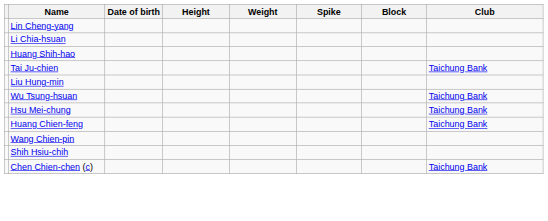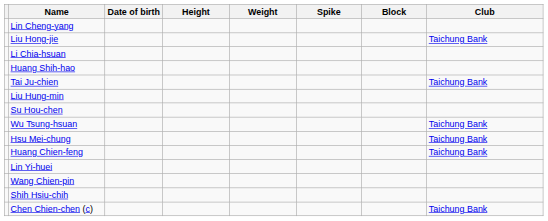+ row: (34, 40)
+ row: (37, 110)
+ row: (31, 167)
